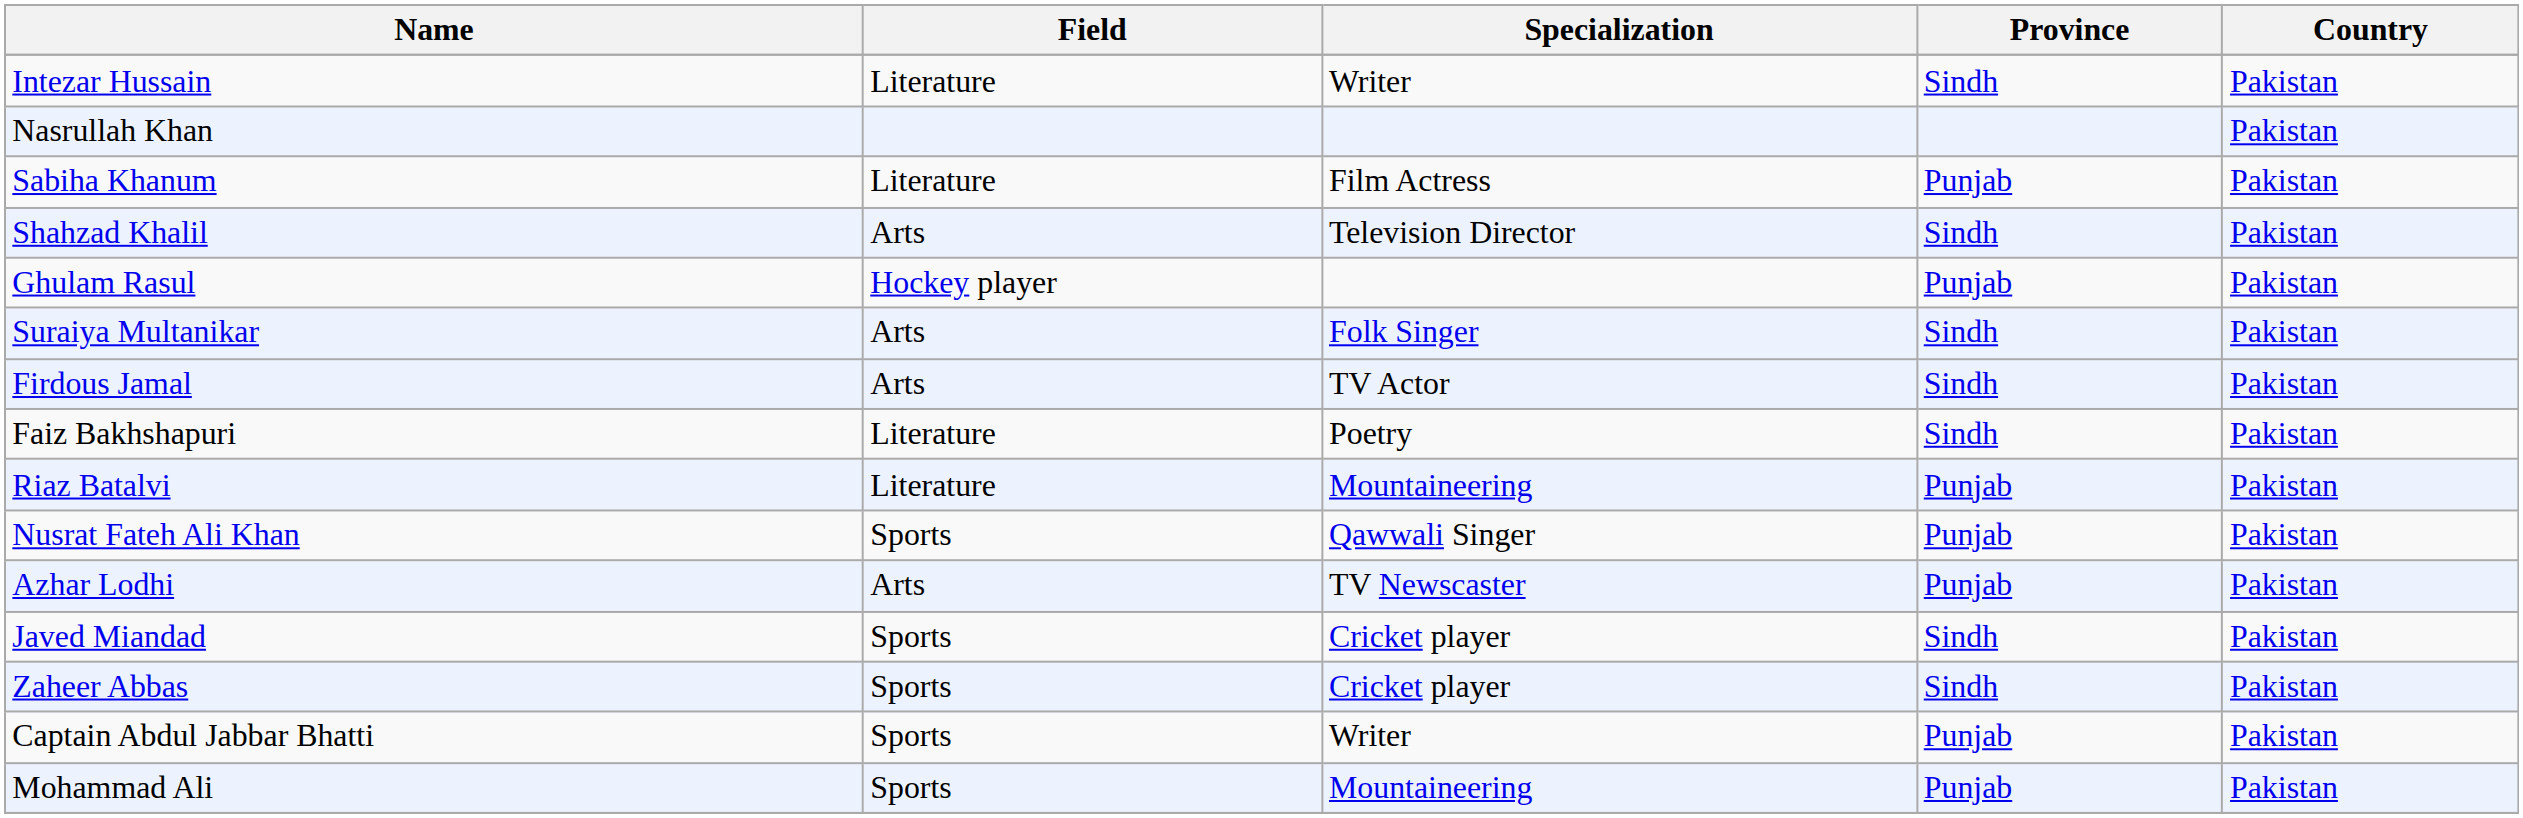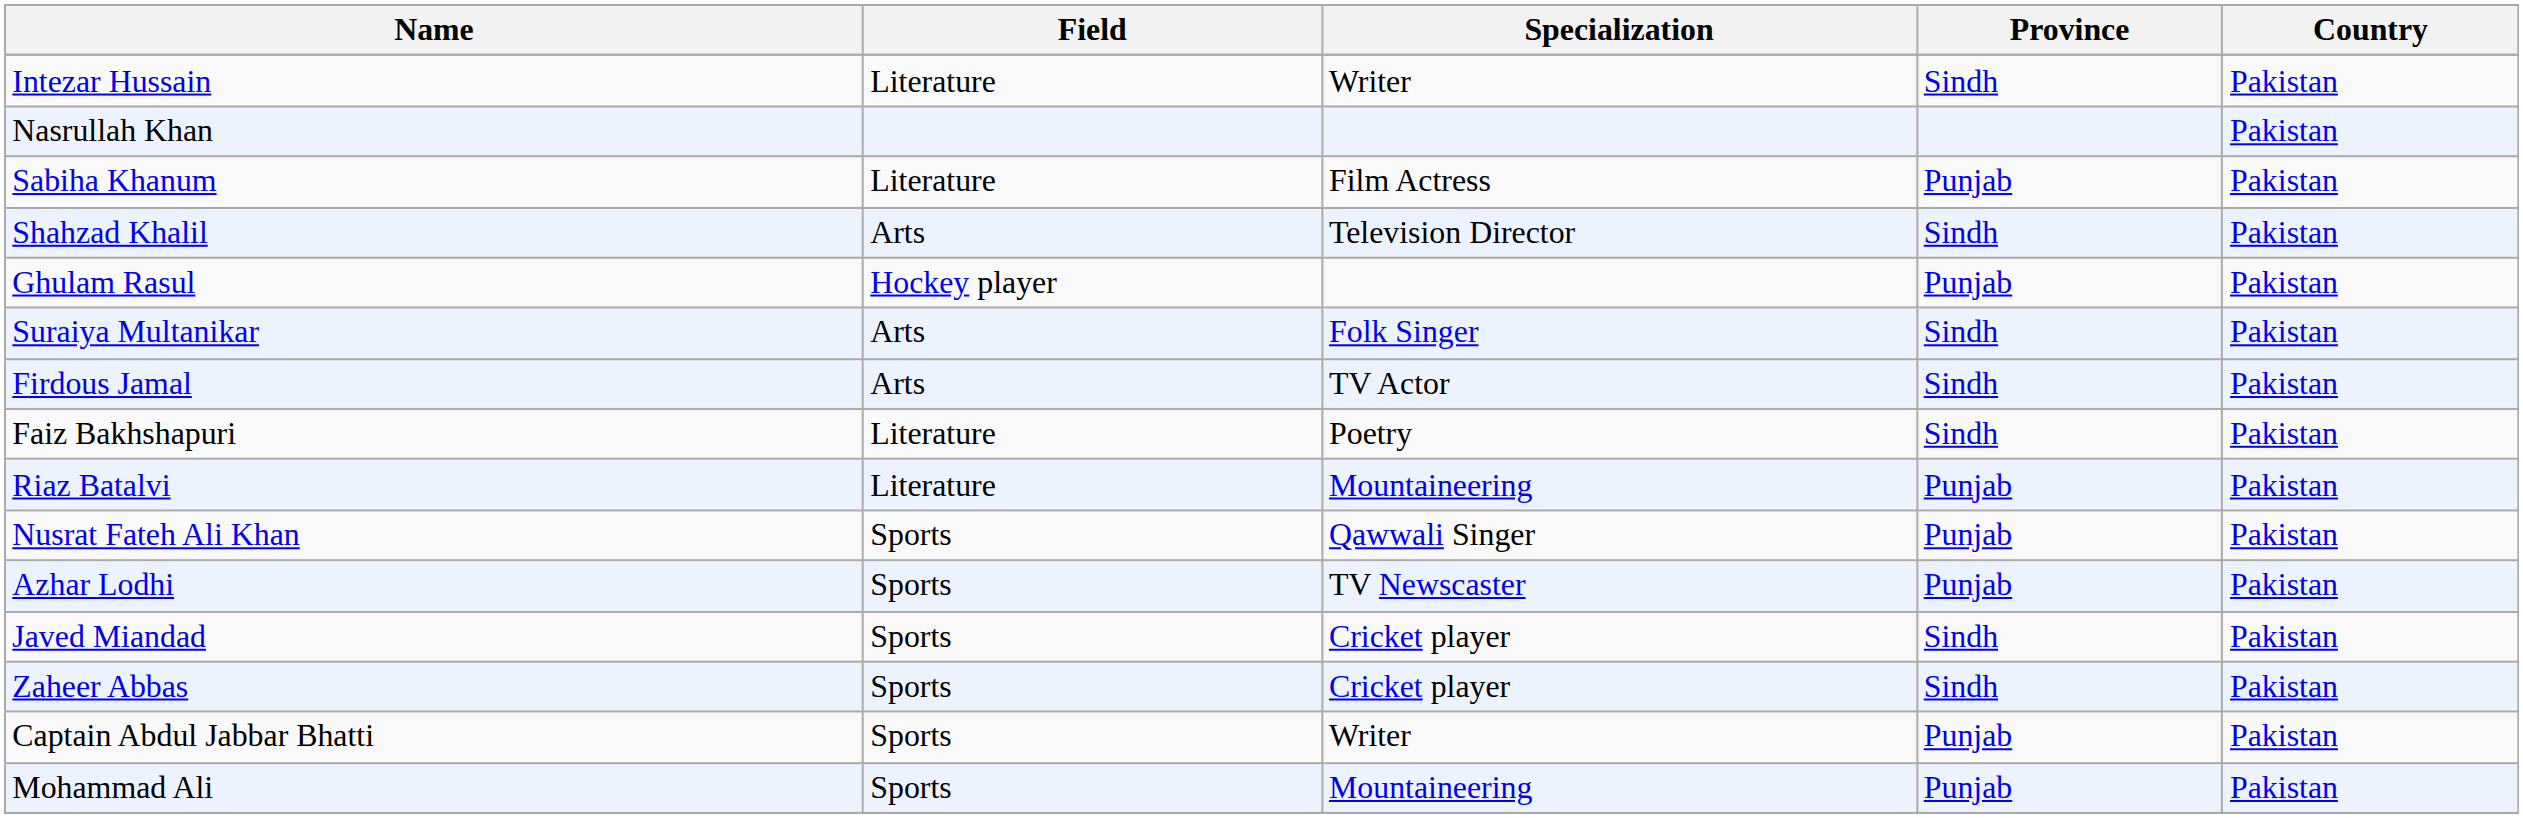(898, 585) Arts -> (911, 585) Sports
